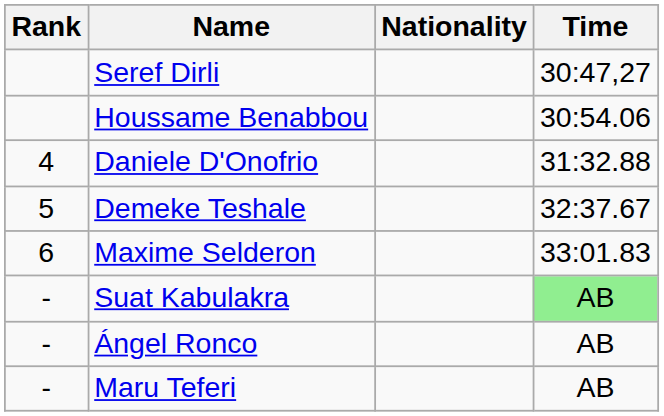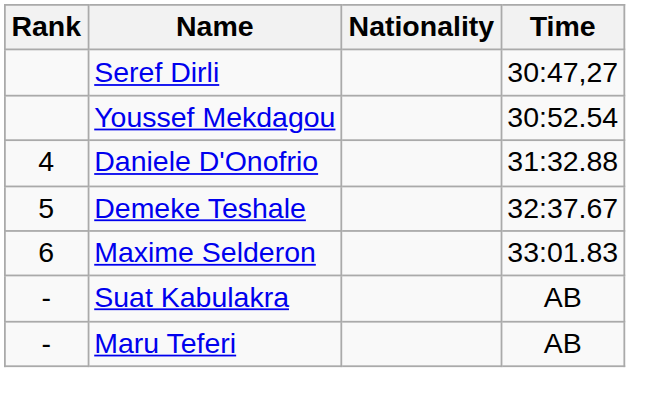+ row: (215, 117)
- row: (231, 117)
(595, 298) lightgreen background -> (563, 298) no background
- row: (176, 343)
